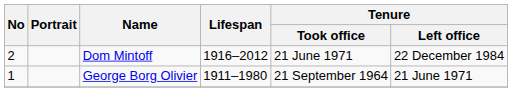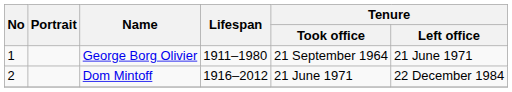rows swapped: (140, 76) <-> (118, 55)
